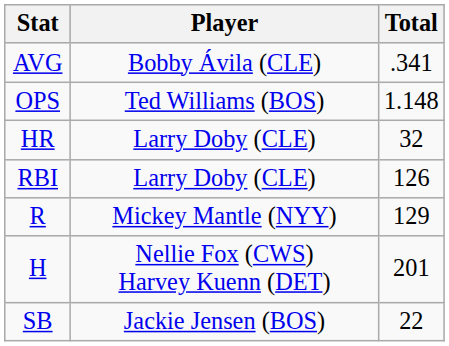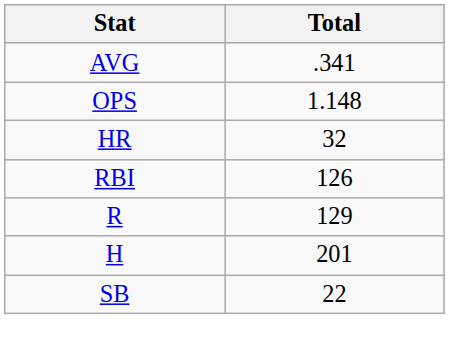- column: (225, 23)
